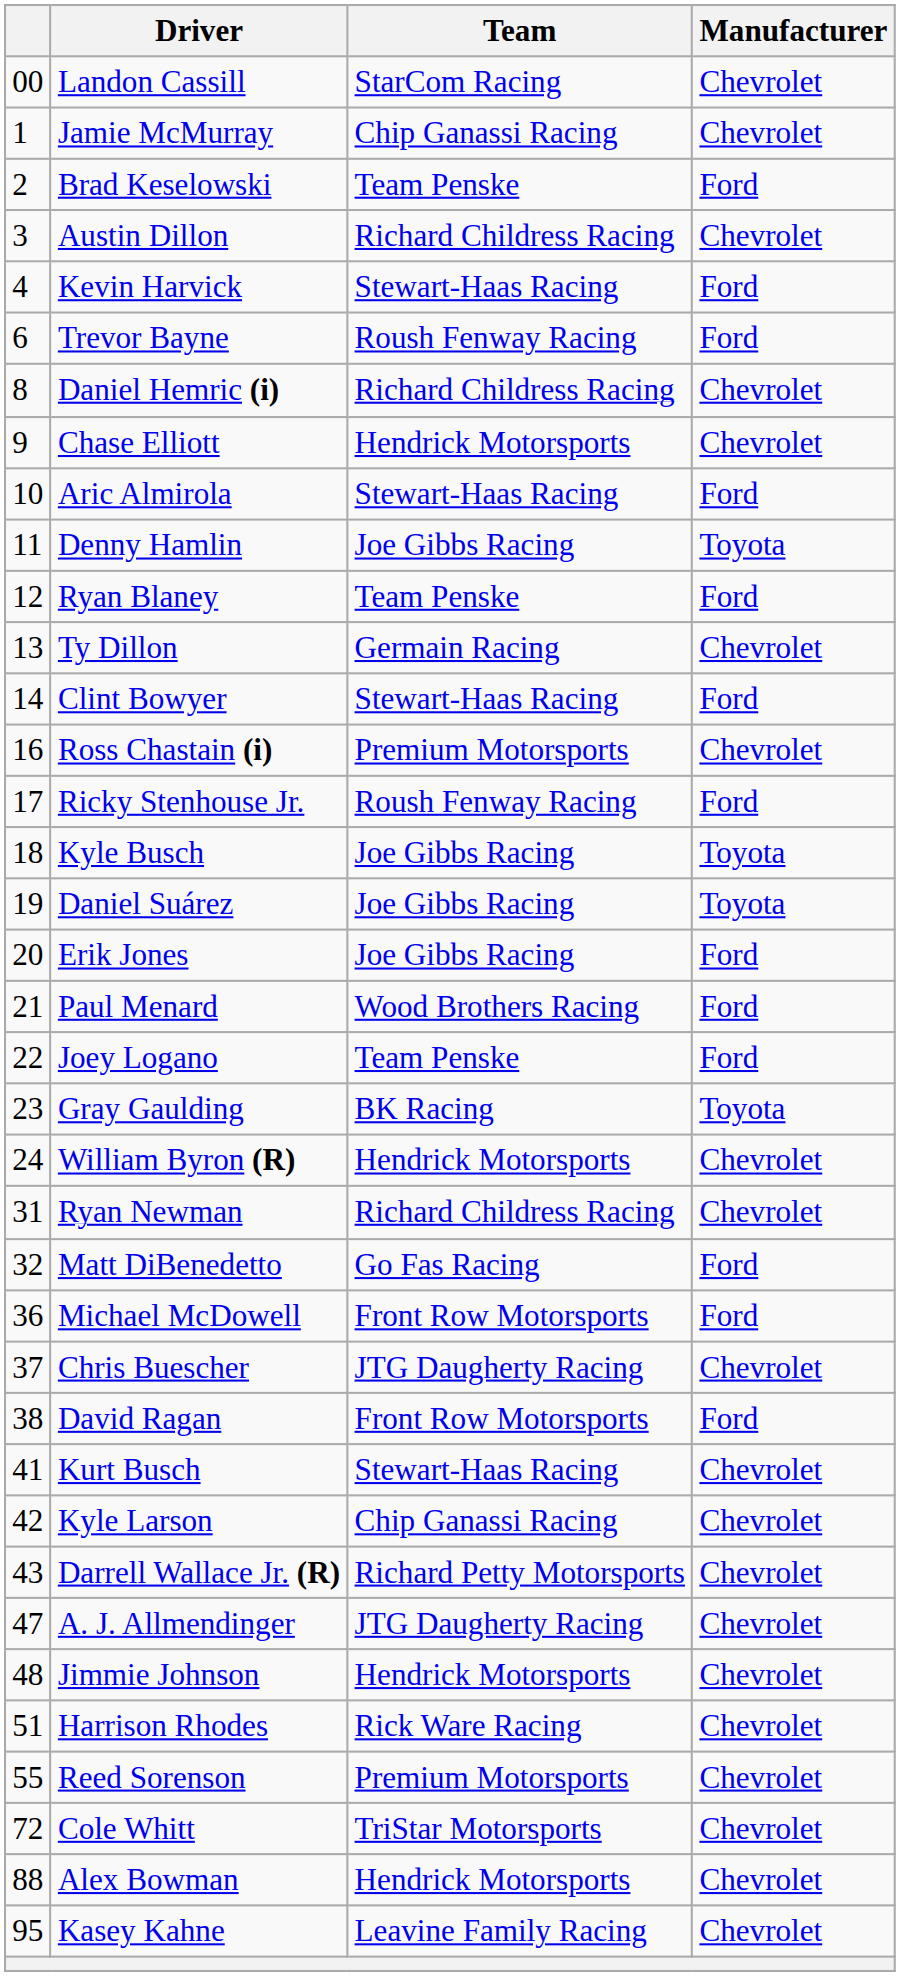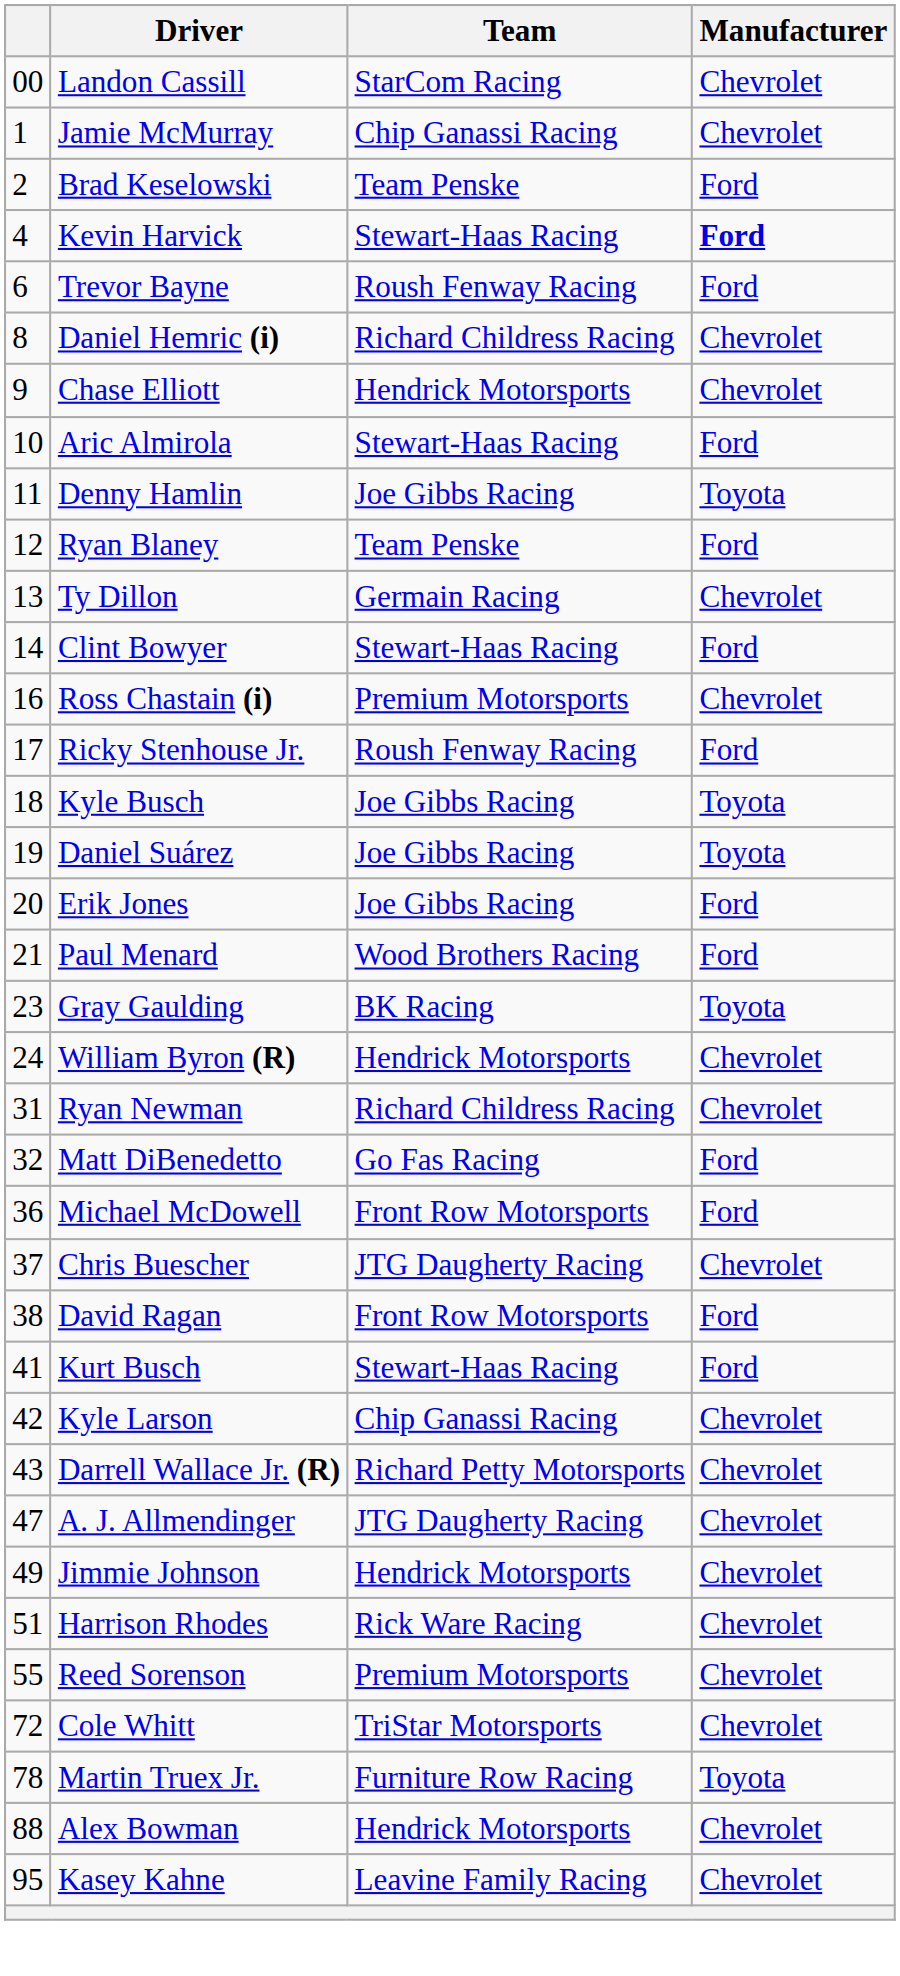- row: (143, 235)
(729, 287) normal -> (732, 235) bold
- row: (138, 1057)
(761, 1468) Chevrolet -> (729, 1366) Ford
(28, 1674) 48 -> (28, 1571) 49
+ row: (159, 1777)
